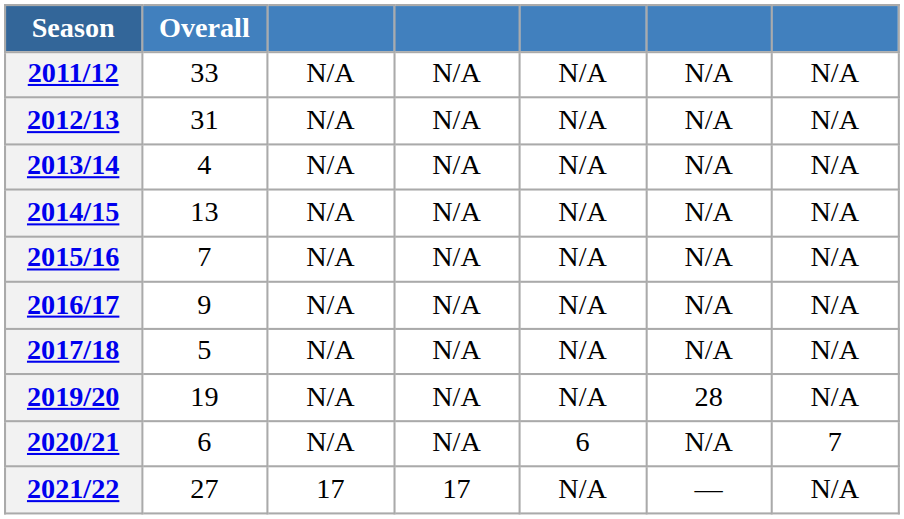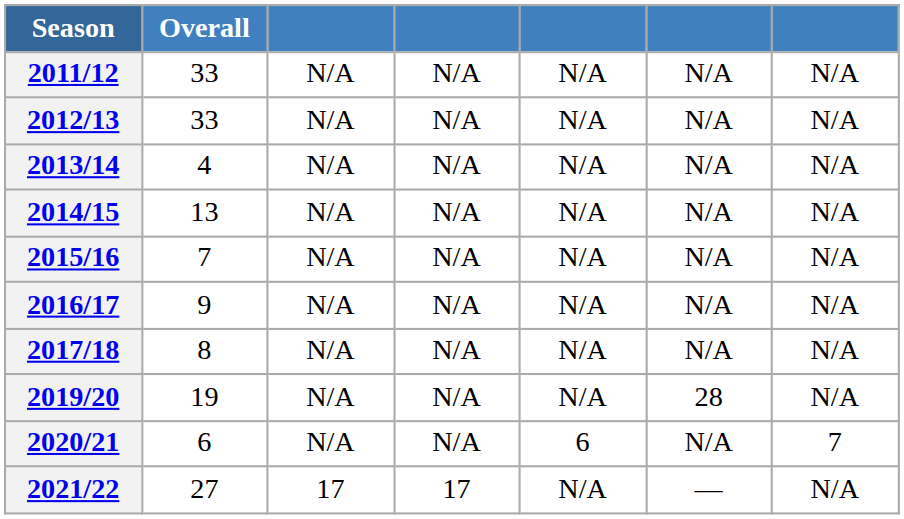(204, 119) 31 -> (204, 119) 33
(204, 350) 5 -> (204, 350) 8
